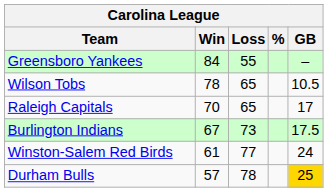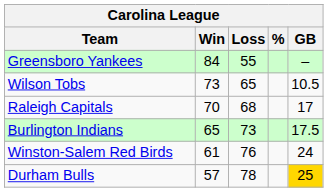(212, 84) 78 -> (212, 84) 73
(248, 107) 65 -> (248, 107) 68
(212, 130) 67 -> (212, 130) 65
(248, 152) 77 -> (248, 152) 76
